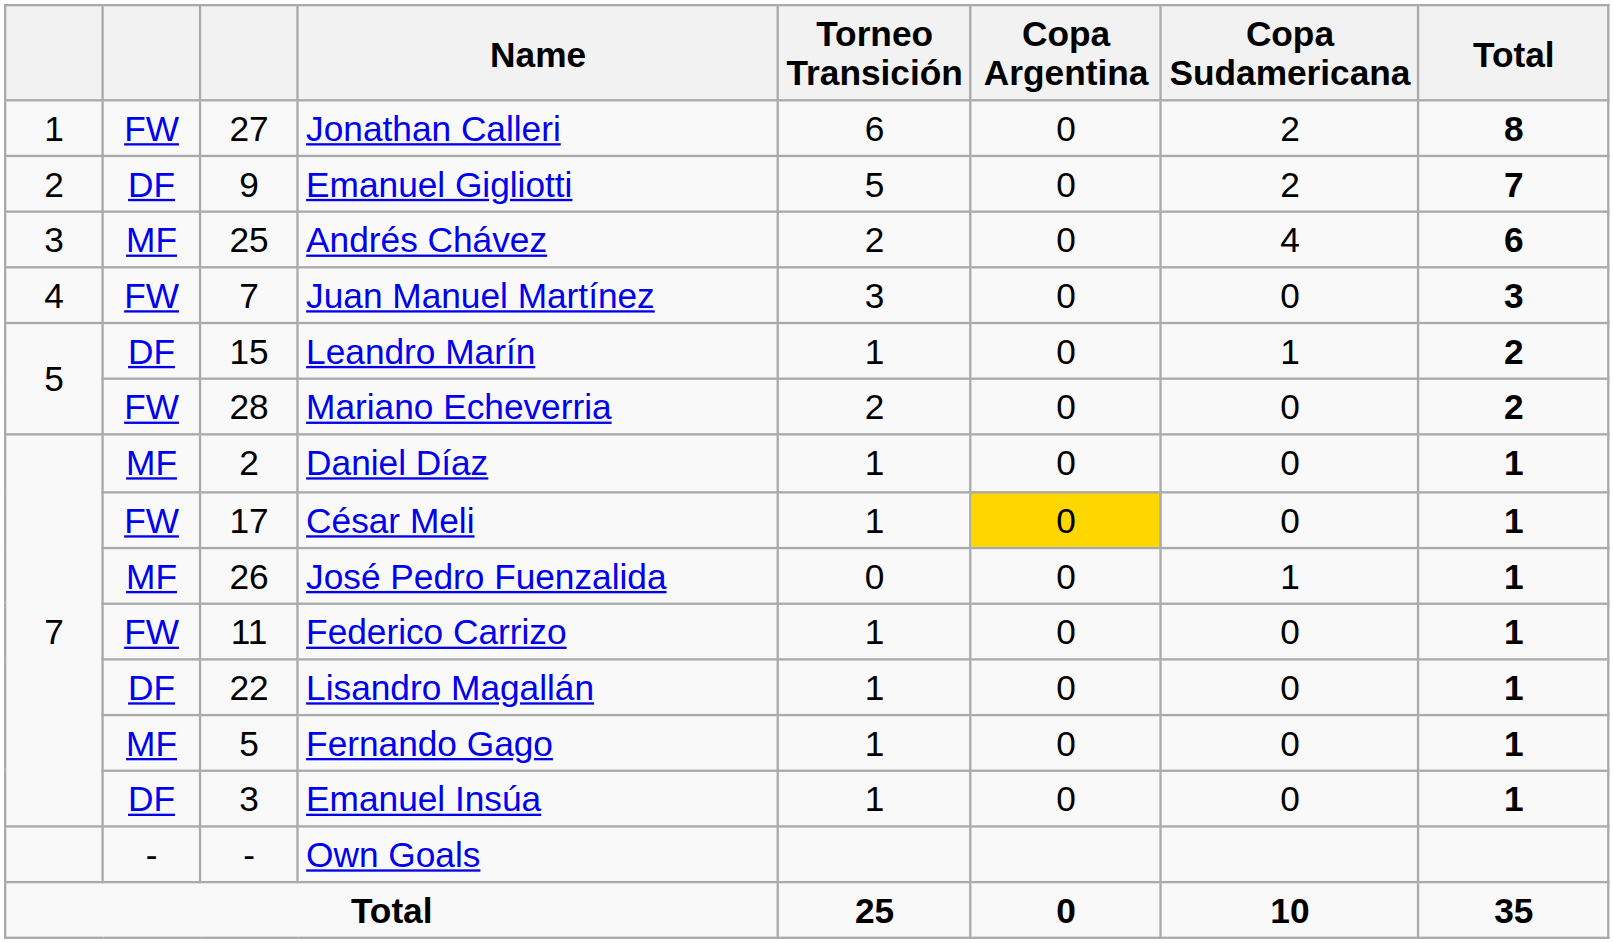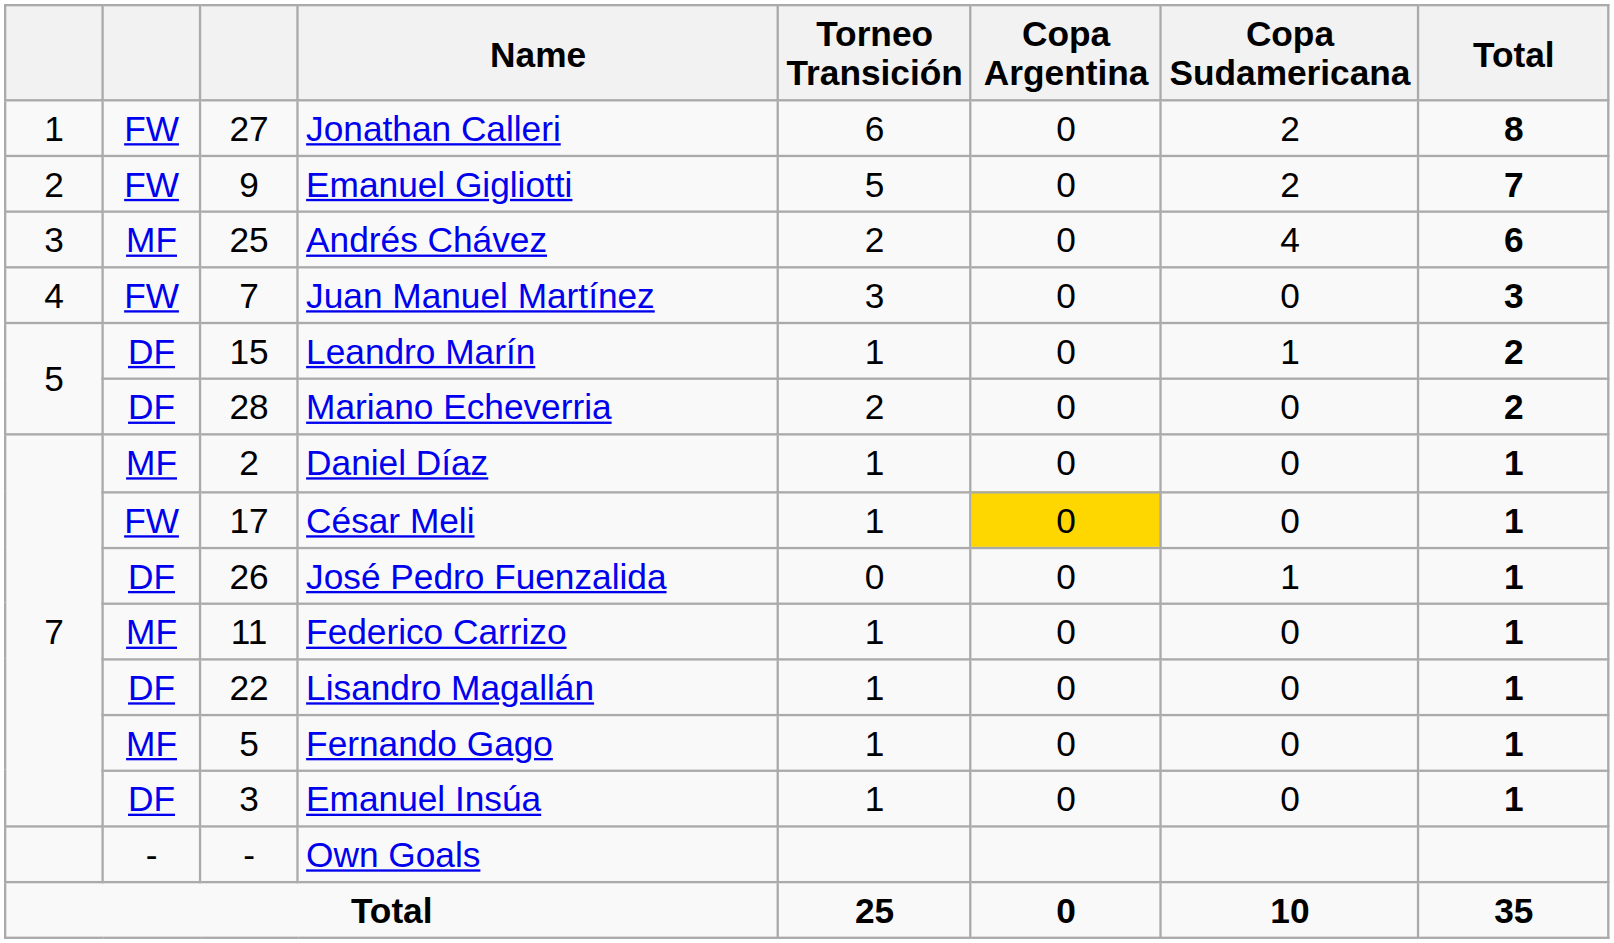(152, 184) DF -> (152, 184) FW
(152, 408) FW -> (152, 408) DF
(152, 575) MF -> (152, 575) DF
(152, 631) FW -> (152, 631) MF
